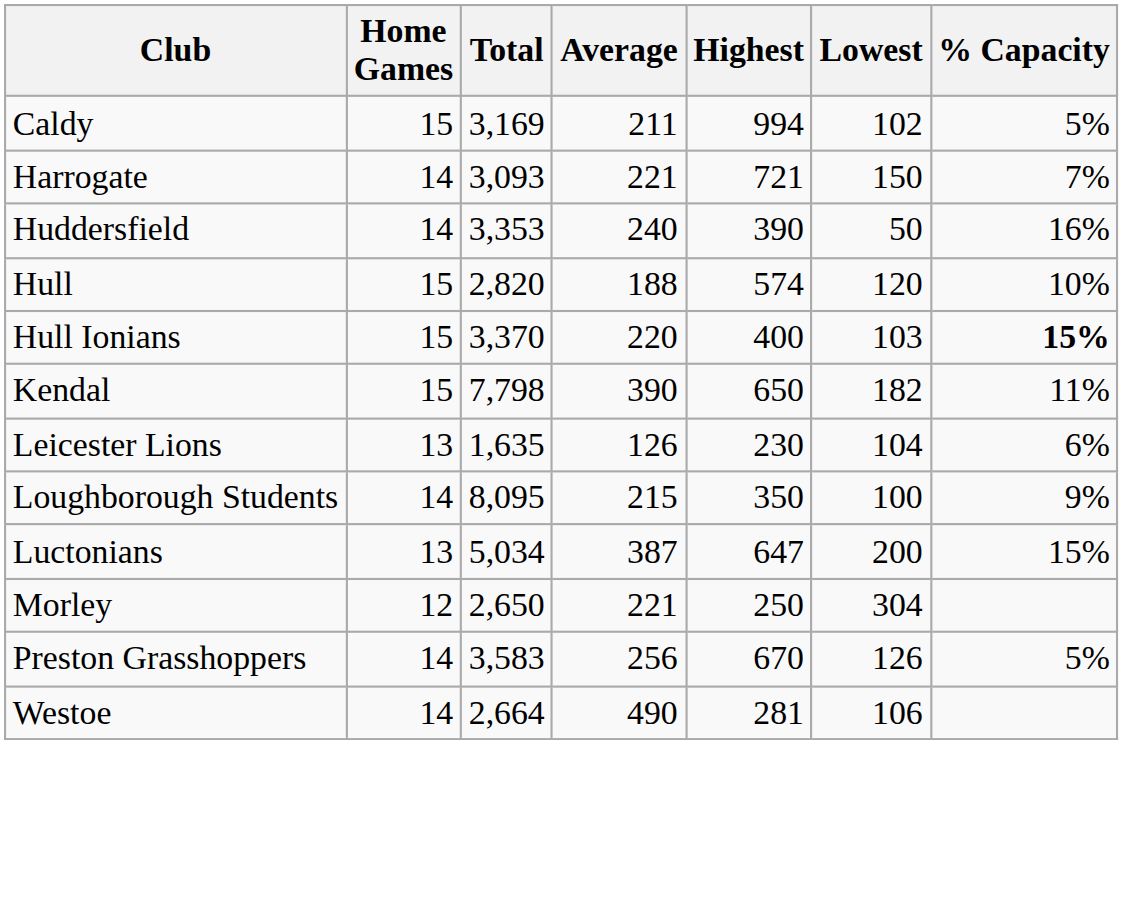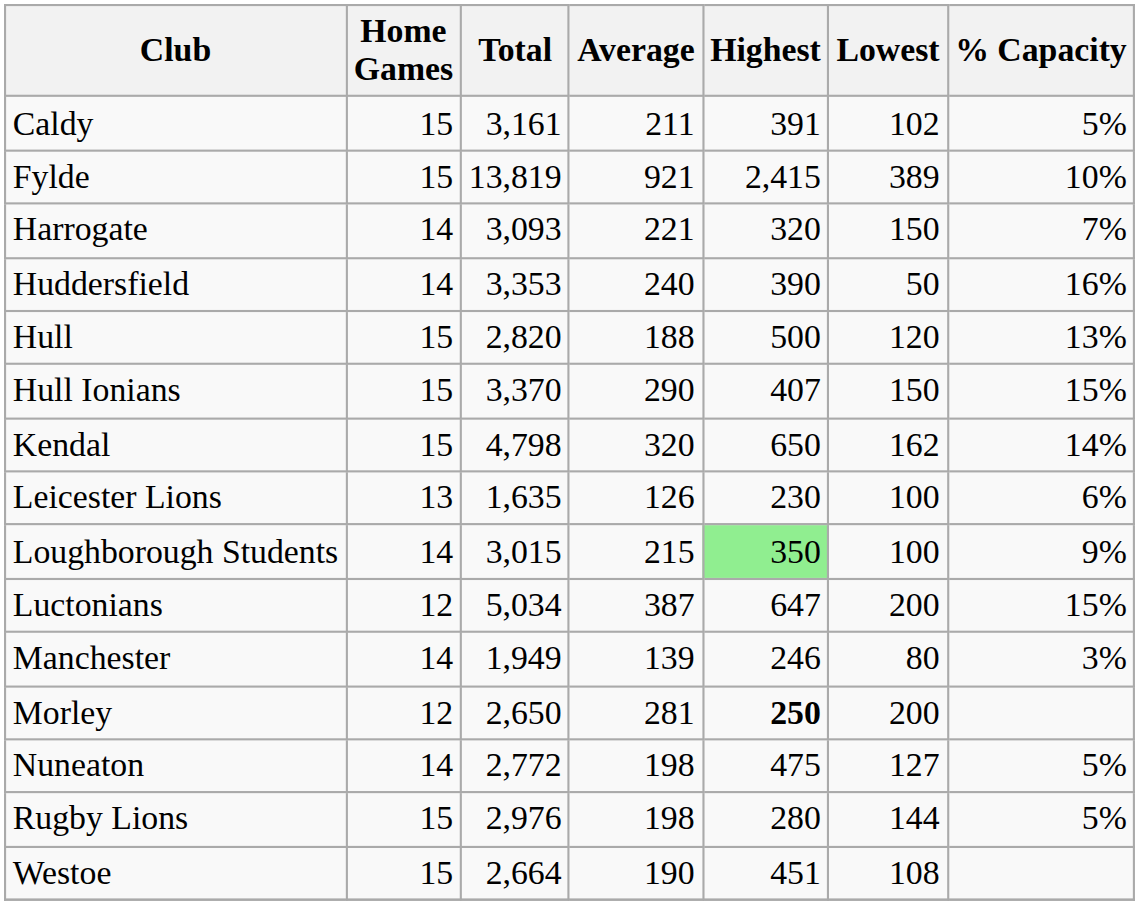(507, 122) 3,169 -> (524, 122) 3,161
(779, 122) 994 -> (796, 122) 391
+ row: (51, 176)
(779, 176) 721 -> (796, 229) 320
(779, 283) 574 -> (796, 336) 500
(1079, 283) 10% -> (1096, 336) 13%
(652, 336) 220 -> (669, 390) 290
(779, 336) 400 -> (796, 390) 407
(897, 336) 103 -> (914, 390) 150
(1076, 336) bold -> (1096, 390) normal
(507, 390) 7,798 -> (524, 444) 4,798
(652, 390) 390 -> (669, 444) 320
(897, 390) 182 -> (914, 444) 162
(1080, 390) 11% -> (1096, 444) 14%
(897, 444) 104 -> (914, 497) 100
(507, 497) 8,095 -> (524, 551) 3,015
(779, 497) no background -> (796, 551) lightgreen background
(436, 551) 13 -> (436, 604) 12
+ row: (92, 658)
(652, 604) 221 -> (669, 711) 281
(779, 604) normal -> (796, 711) bold
(897, 604) 304 -> (914, 711) 200
+ row: (78, 765)
- row: (160, 658)
+ row: (101, 818)
(436, 711) 14 -> (436, 872) 15
(652, 711) 490 -> (669, 872) 190
(779, 711) 281 -> (796, 872) 451
(897, 711) 106 -> (914, 872) 108
